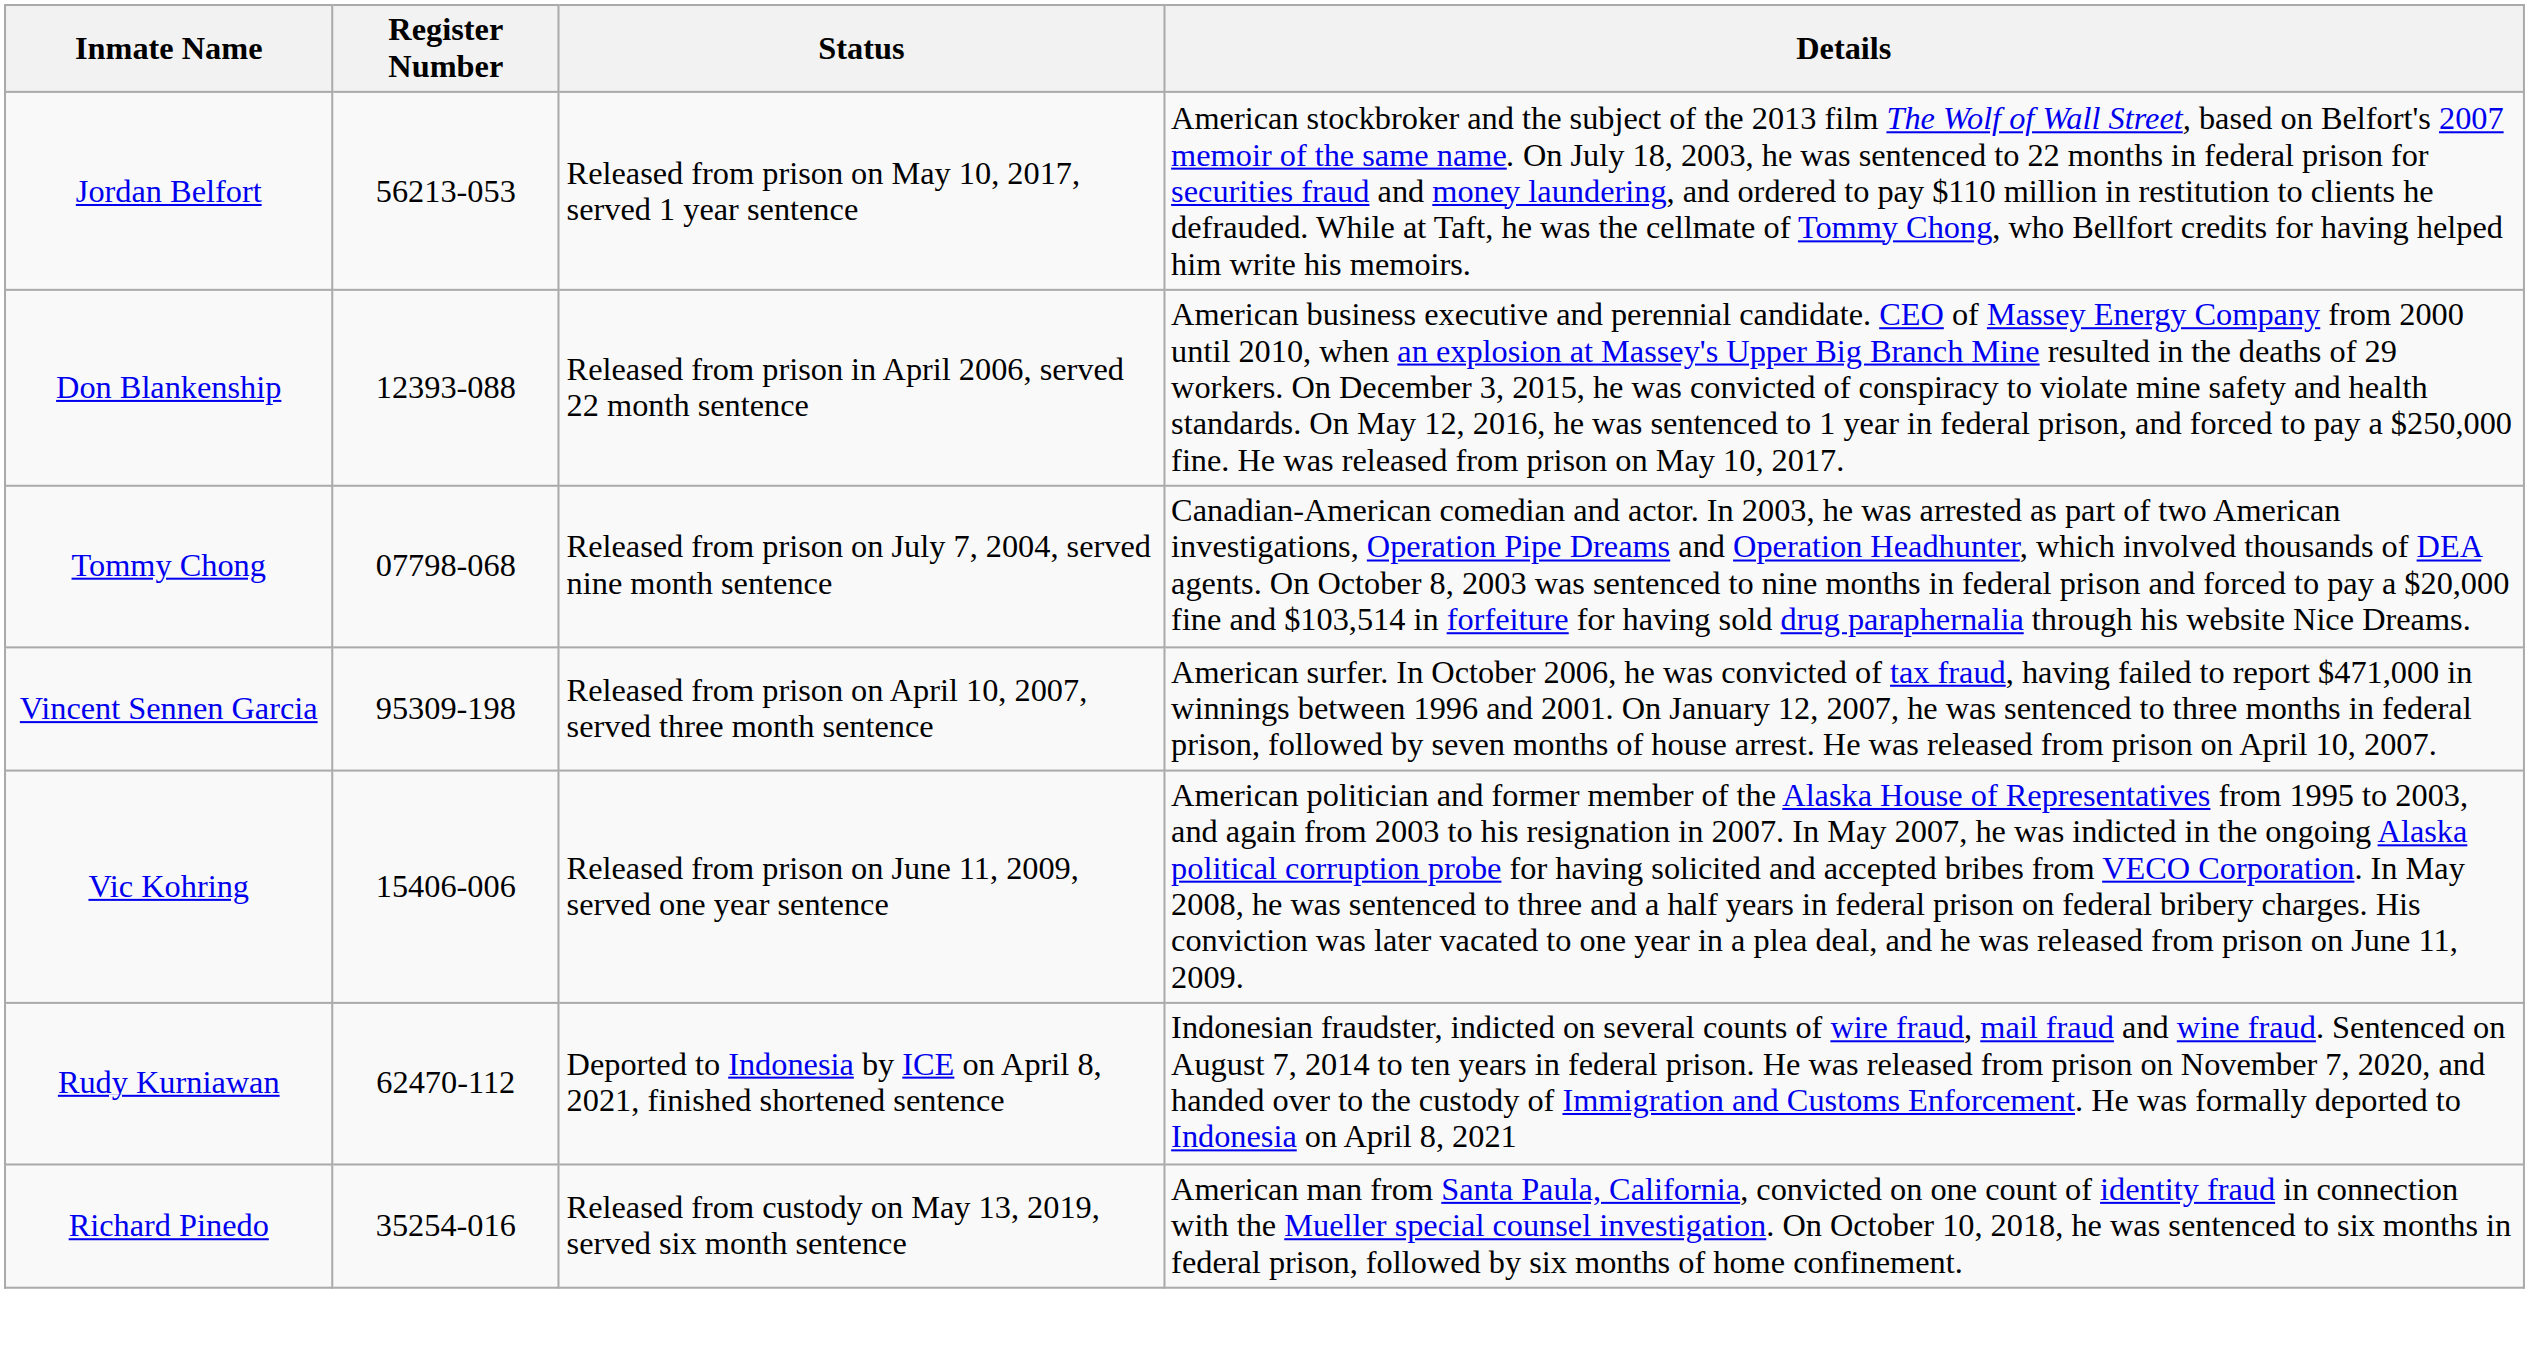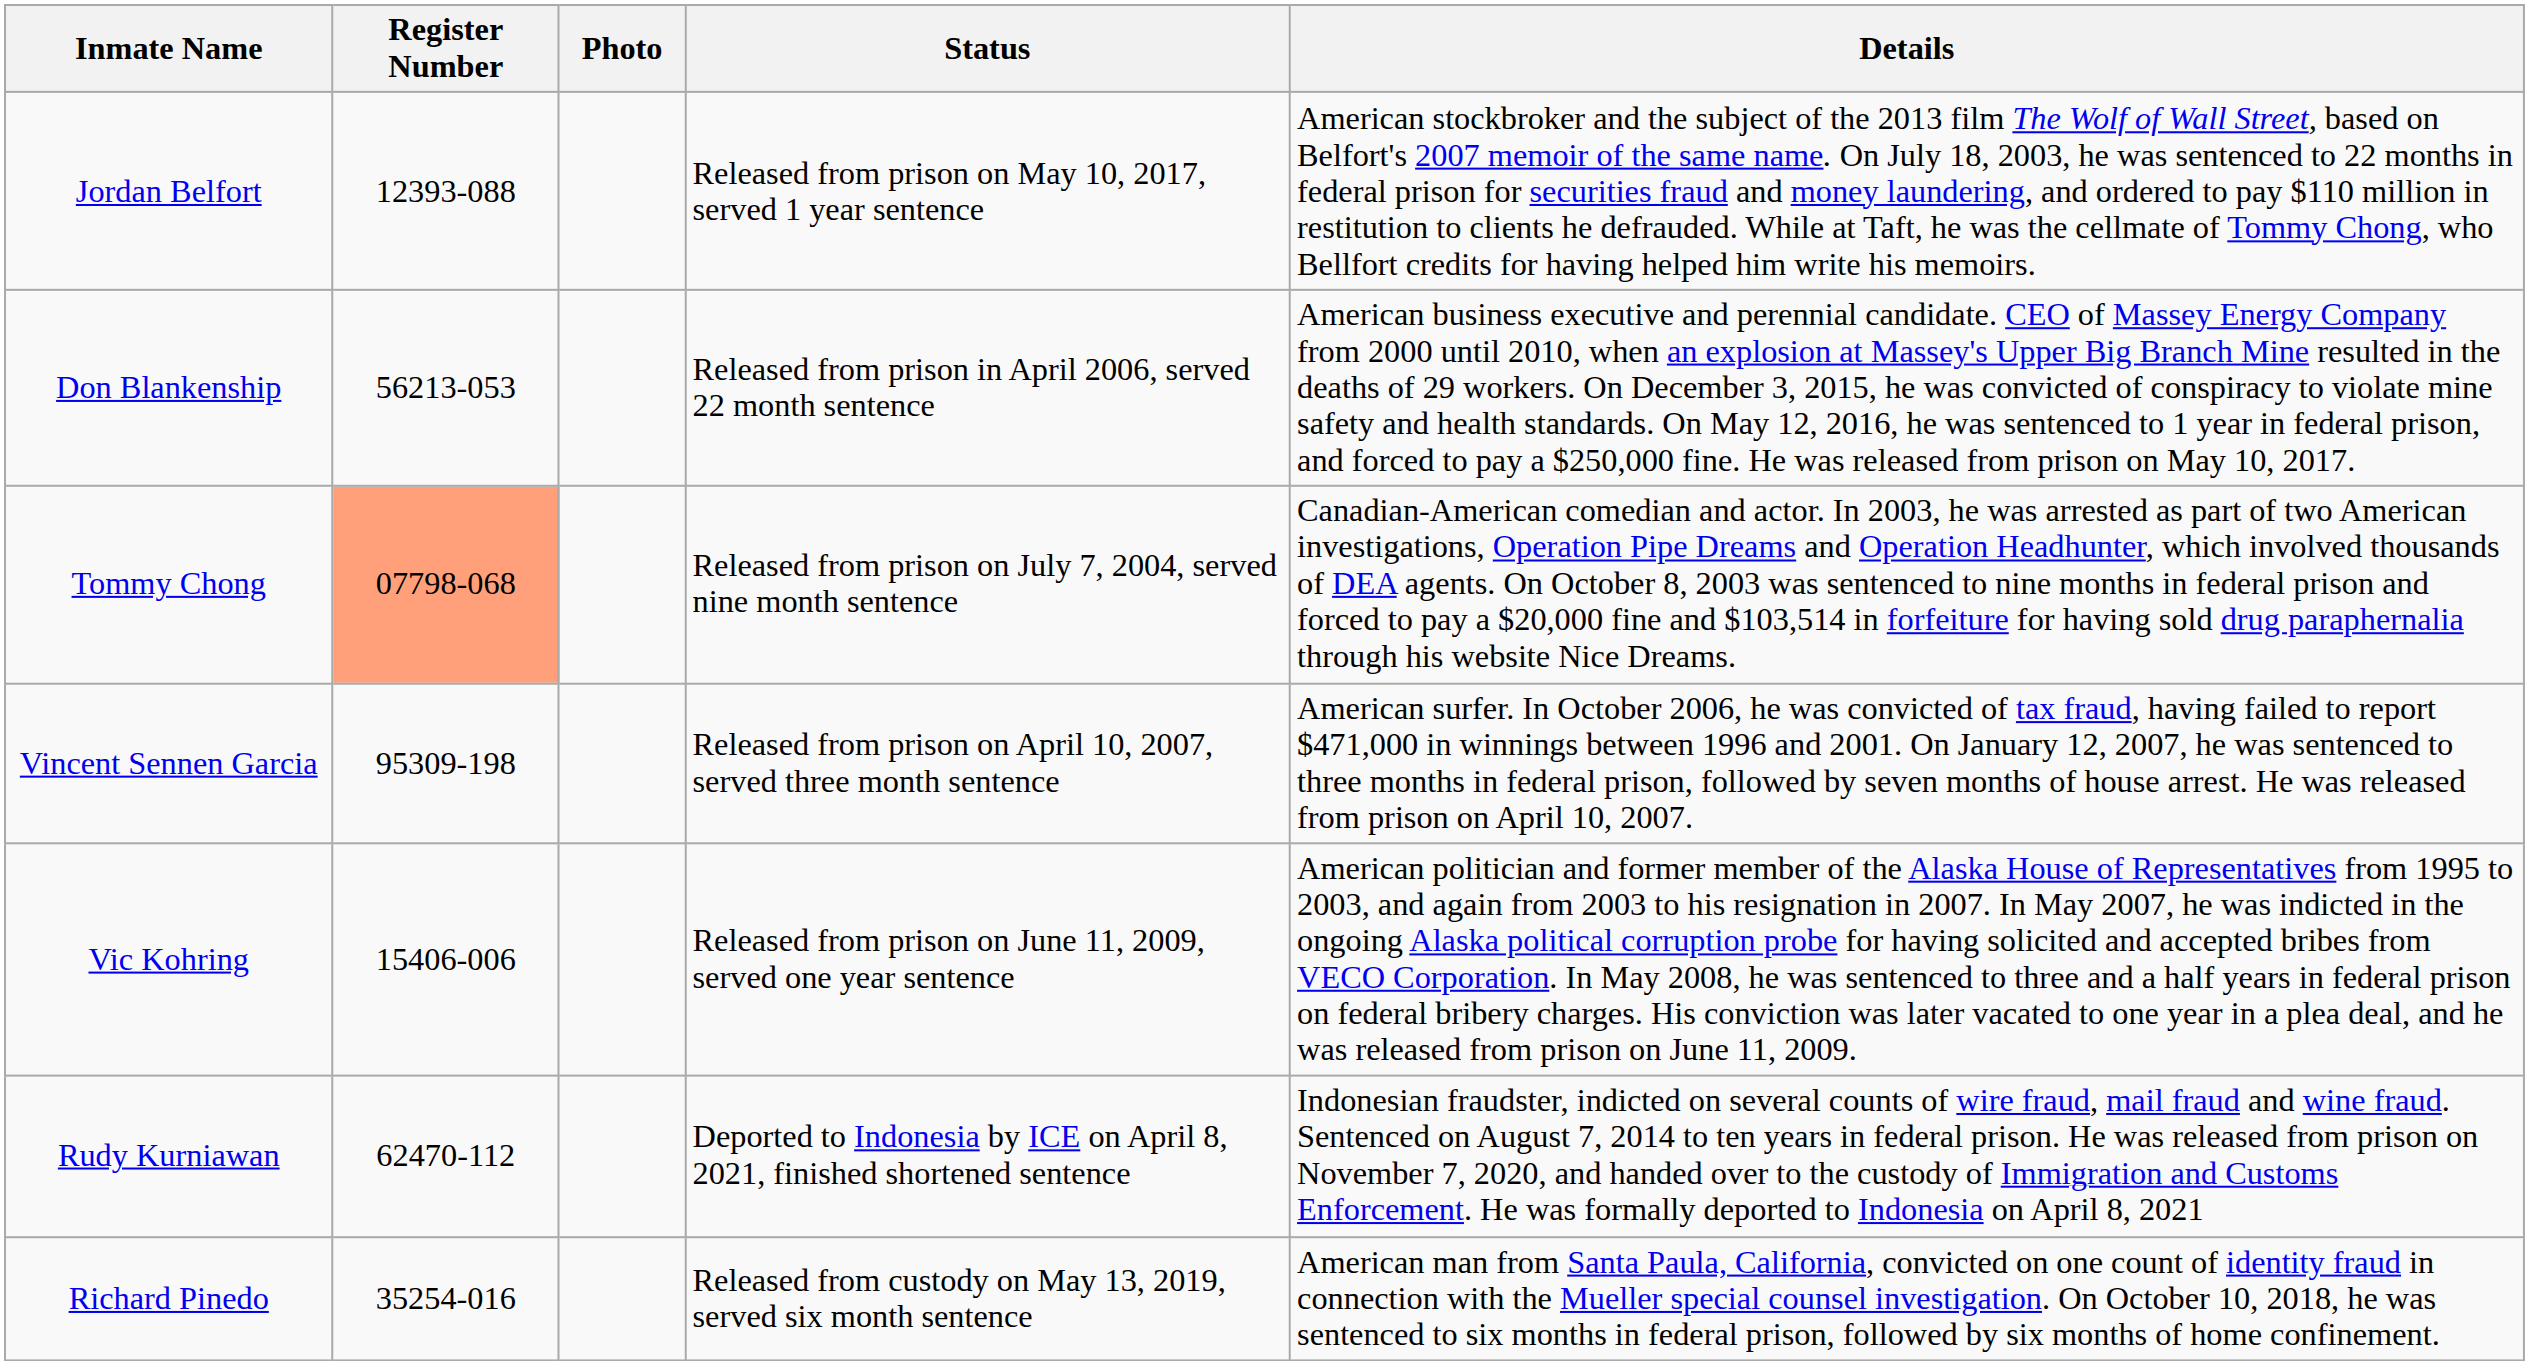+ column: (622, 48)
(446, 190) 56213-053 -> (446, 190) 12393-088
(446, 387) 12393-088 -> (446, 387) 56213-053
(446, 565) no background -> (446, 583) lightsalmon background
